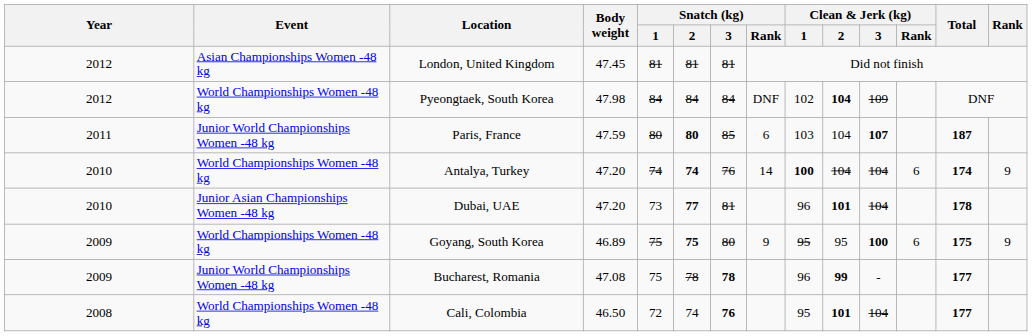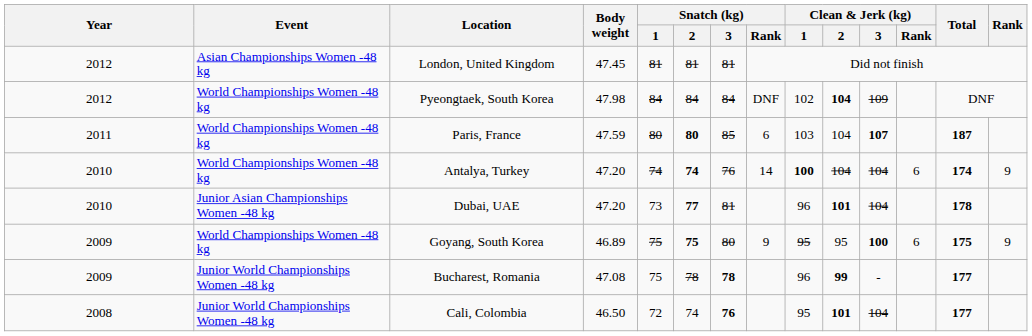(273, 135) Junior World Championships Women -48 kg -> (288, 135) World Championships Women -48 kg
(288, 312) World Championships Women -48 kg -> (273, 312) Junior World Championships Women -48 kg
